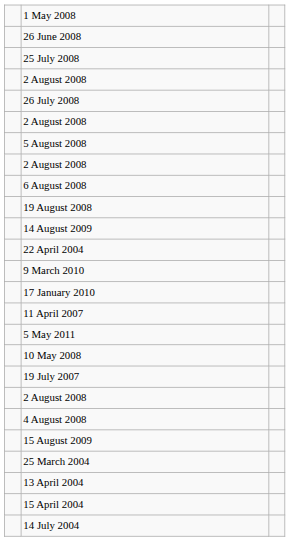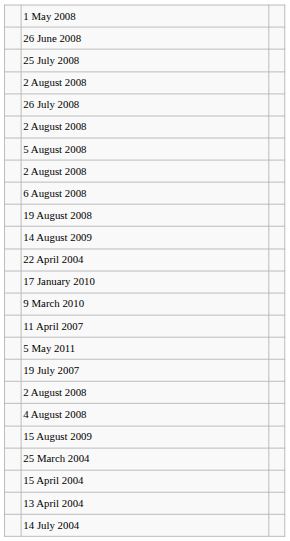rows swapped: (13, 292) <-> (13, 271)
- row: (13, 356)
rows swapped: (13, 504) <-> (13, 483)
